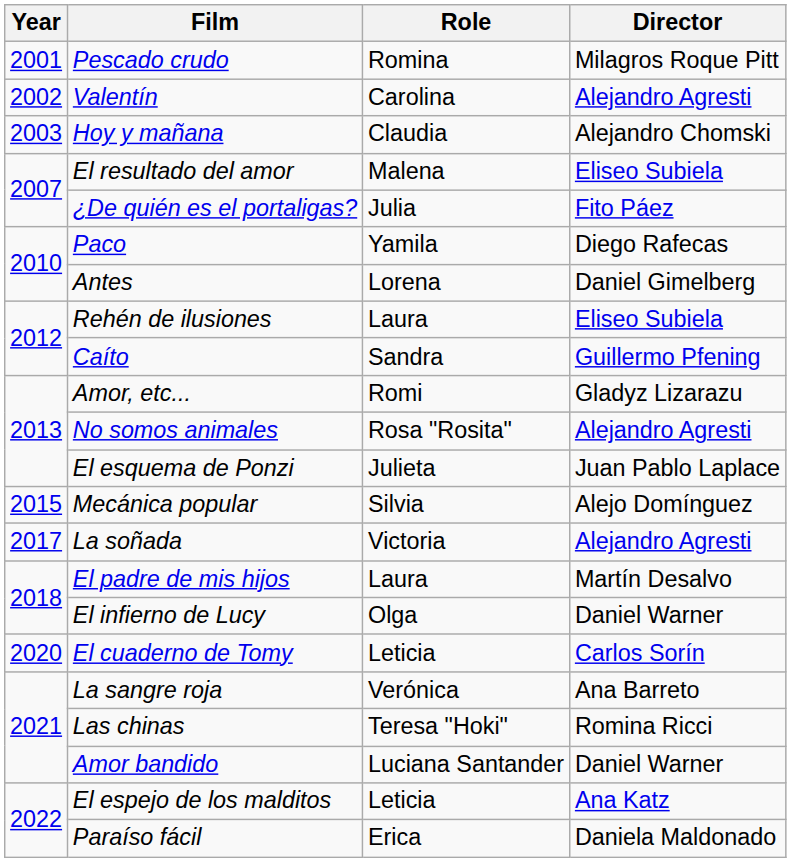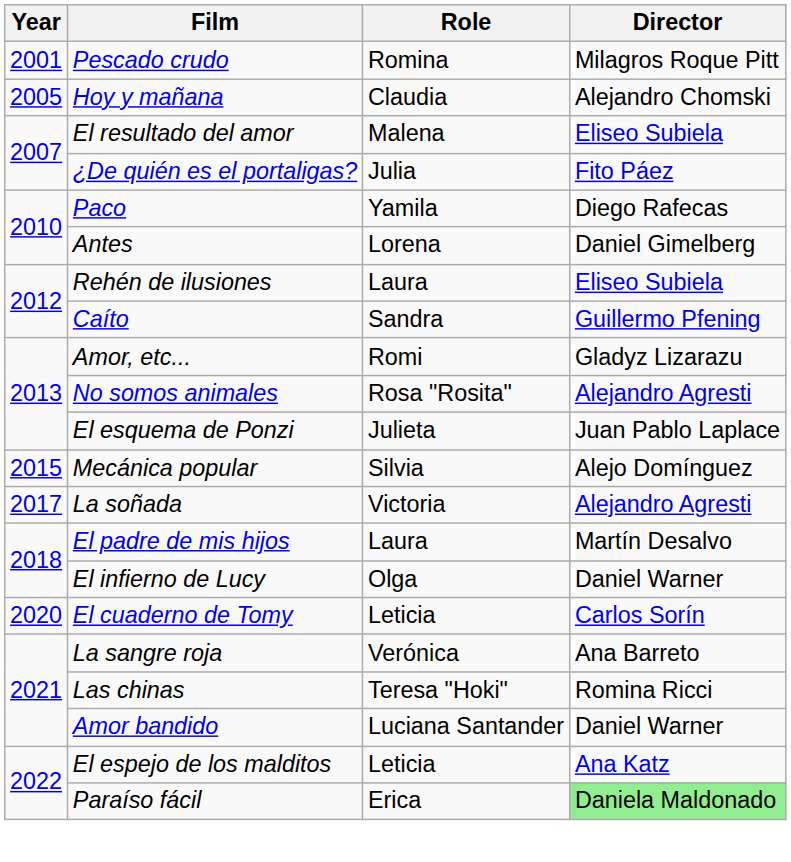- row: (115, 97)
(36, 134) 2003 -> (36, 97) 2005
(676, 838) no background -> (676, 801) lightgreen background
